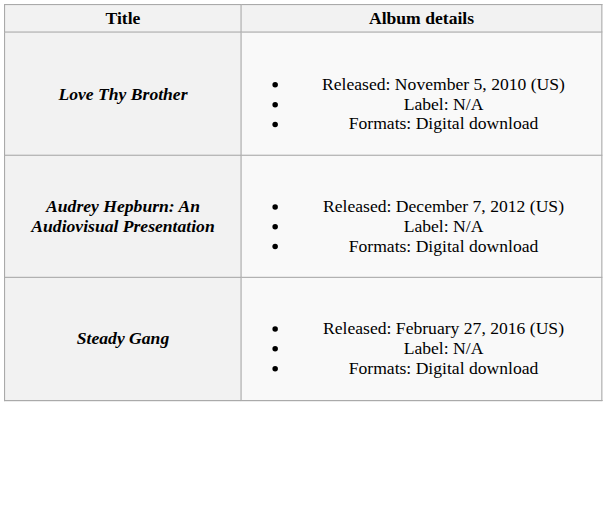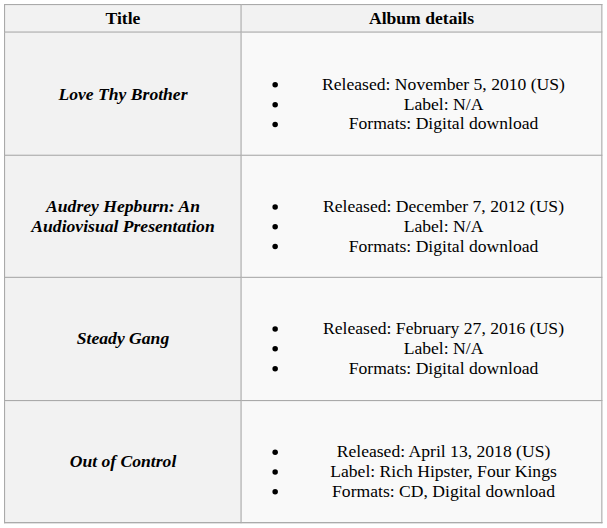+ row: (123, 461)
